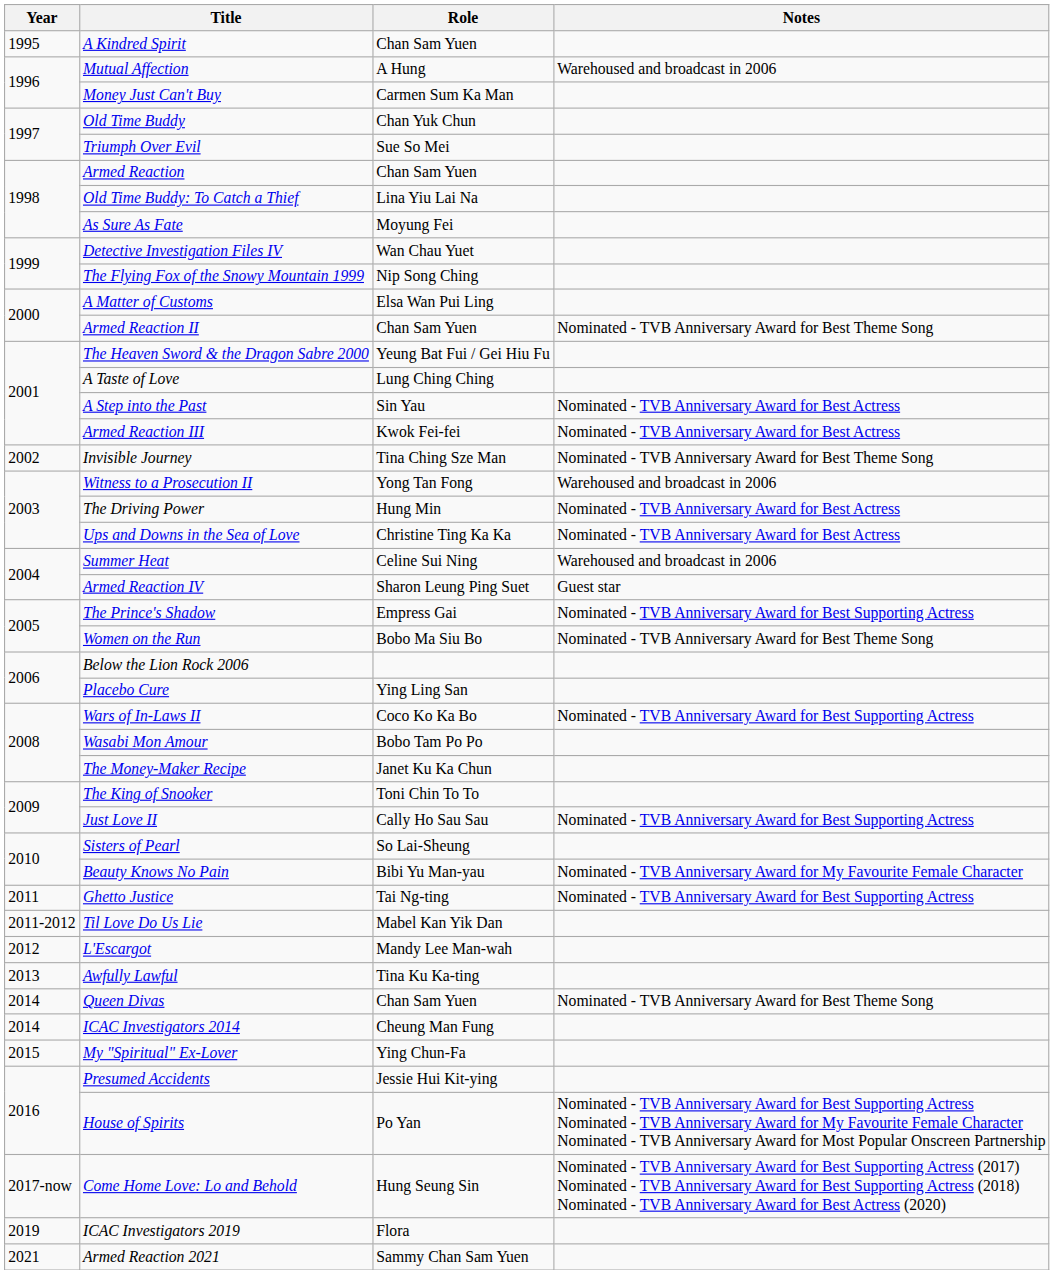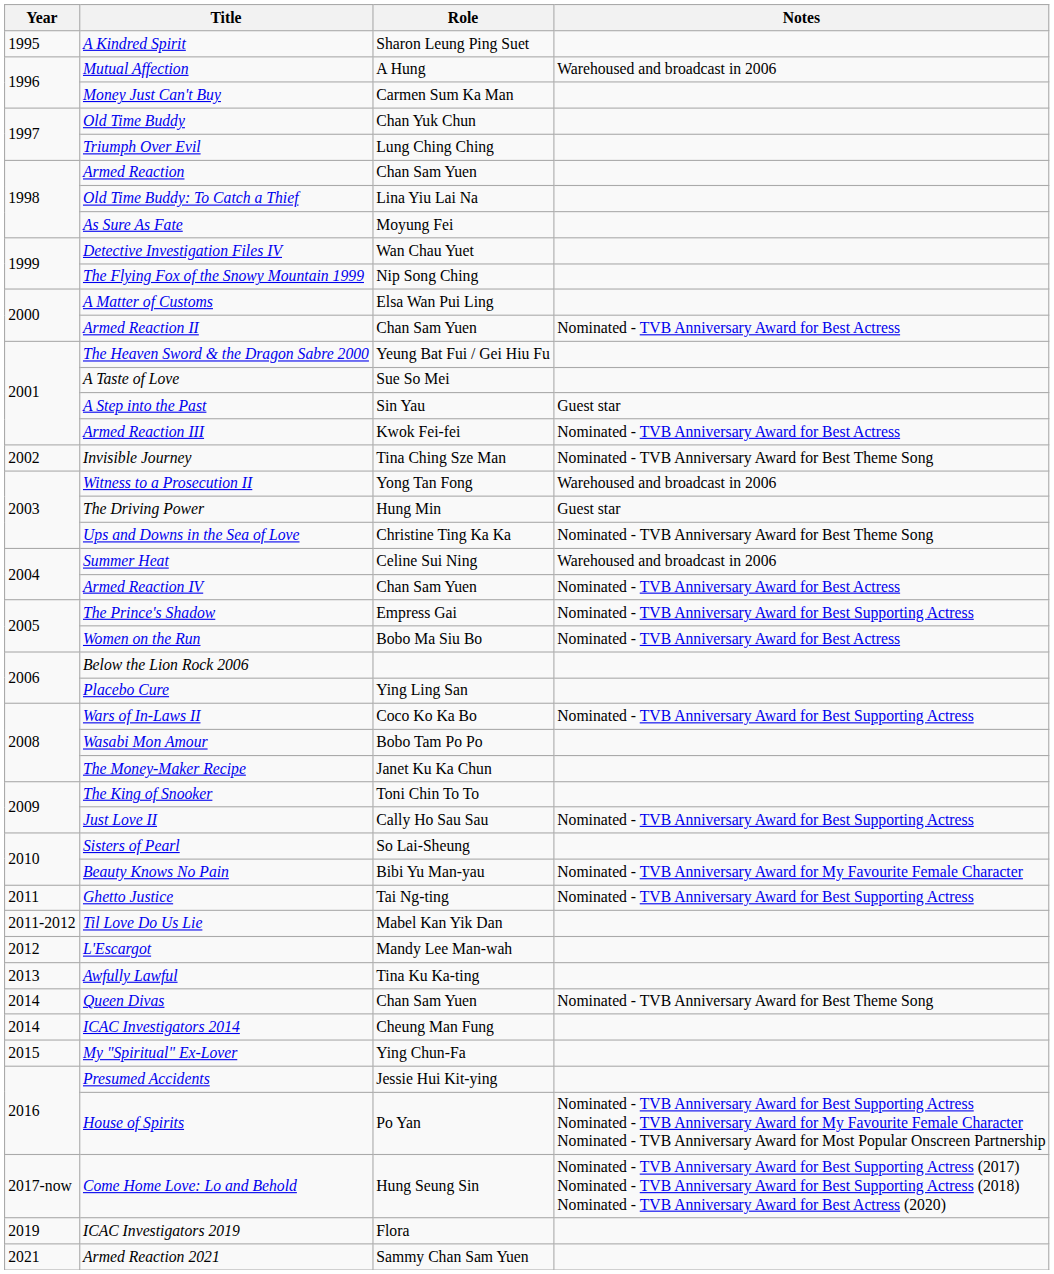(427, 43) Chan Sam Yuen -> (453, 43) Sharon Leung Ping Suet
(413, 147) Sue So Mei -> (435, 147) Lung Ching Ching
(745, 328) Nominated - TVB Anniversary Award for Best Theme Song -> (729, 328) Nominated - TVB Anniversary Award for Best Actress
(435, 380) Lung Ching Ching -> (413, 380) Sue So Mei
(729, 406) Nominated - TVB Anniversary Award for Best Actress -> (589, 406) Guest star
(729, 509) Nominated - TVB Anniversary Award for Best Actress -> (589, 509) Guest star
(729, 535) Nominated - TVB Anniversary Award for Best Actress -> (745, 535) Nominated - TVB Anniversary Award for Best Theme Song
(453, 587) Sharon Leung Ping Suet -> (427, 587) Chan Sam Yuen
(589, 587) Guest star -> (729, 587) Nominated - TVB Anniversary Award for Best Actress
(745, 639) Nominated - TVB Anniversary Award for Best Theme Song -> (729, 639) Nominated - TVB Anniversary Award for Best Actress
